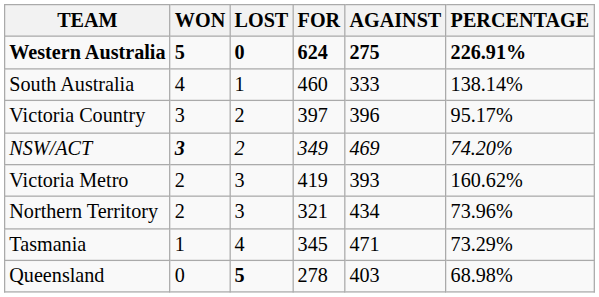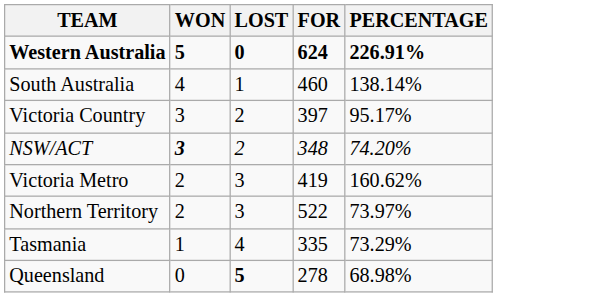- column: (395, 20)
(313, 148) 349 -> (313, 148) 348
(313, 212) 321 -> (313, 212) 522
(482, 212) 73.96% -> (381, 212) 73.97%
(313, 244) 345 -> (313, 244) 335
